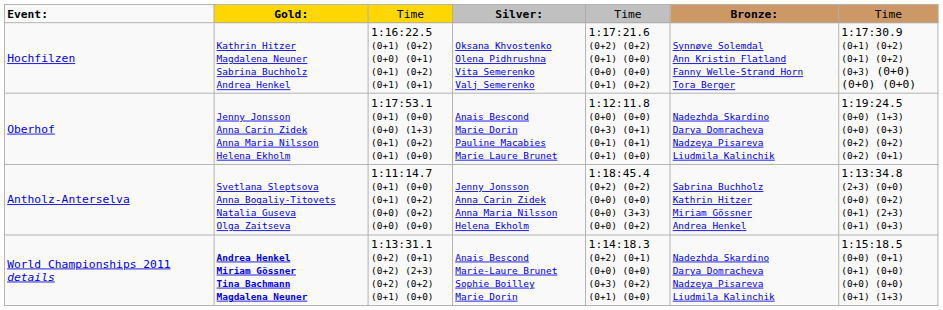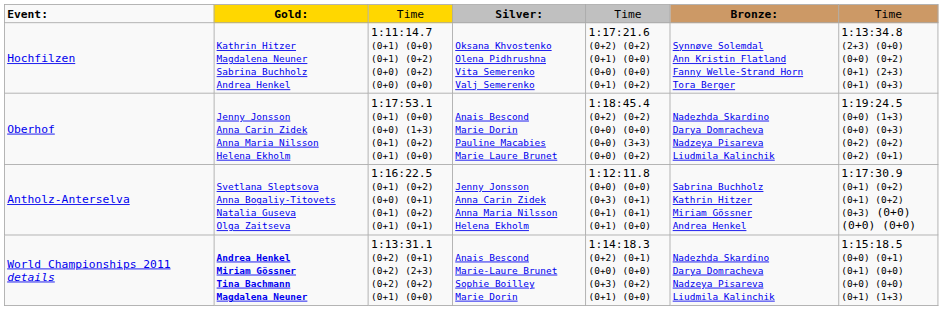(402, 58) 1:16:22.5 (0+1) (0+2) (0+0) (0+1) (0+1) (0+2) (0+1) (0+1) -> (402, 58) 1:11:14.7 (0+1) (0+0) (0+1) (0+2) (0+0) (0+2) (0+0) (0+0)
(879, 58) 1:17:30.9 (0+1) (0+2) (0+1) (0+2) (0+3) (0+0) (0+0) (0+0) -> (872, 58) 1:13:34.8 (2+3) (0+0) (0+0) (0+2) (0+1) (2+3) (0+1) (0+3)
(620, 129) 1:12:11.8 (0+0) (0+0) (0+3) (0+1) (0+1) (0+1) (0+1) (0+0) -> (620, 129) 1:18:45.4 (0+2) (0+2) (0+0) (0+0) (0+0) (3+3) (0+0) (0+2)
(402, 199) 1:11:14.7 (0+1) (0+0) (0+1) (0+2) (0+0) (0+2) (0+0) (0+0) -> (402, 199) 1:16:22.5 (0+1) (0+2) (0+0) (0+1) (0+1) (0+2) (0+1) (0+1)
(620, 199) 1:18:45.4 (0+2) (0+2) (0+0) (0+0) (0+0) (3+3) (0+0) (0+2) -> (620, 199) 1:12:11.8 (0+0) (0+0) (0+3) (0+1) (0+1) (0+1) (0+1) (0+0)
(872, 199) 1:13:34.8 (2+3) (0+0) (0+0) (0+2) (0+1) (2+3) (0+1) (0+3) -> (879, 199) 1:17:30.9 (0+1) (0+2) (0+1) (0+2) (0+3) (0+0) (0+0) (0+0)
